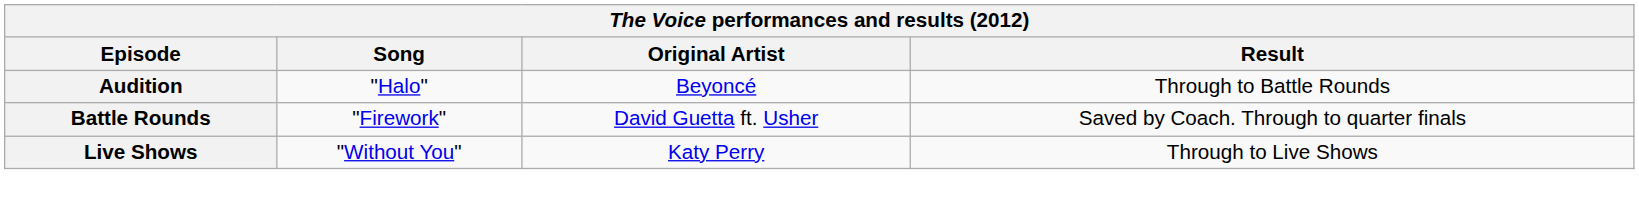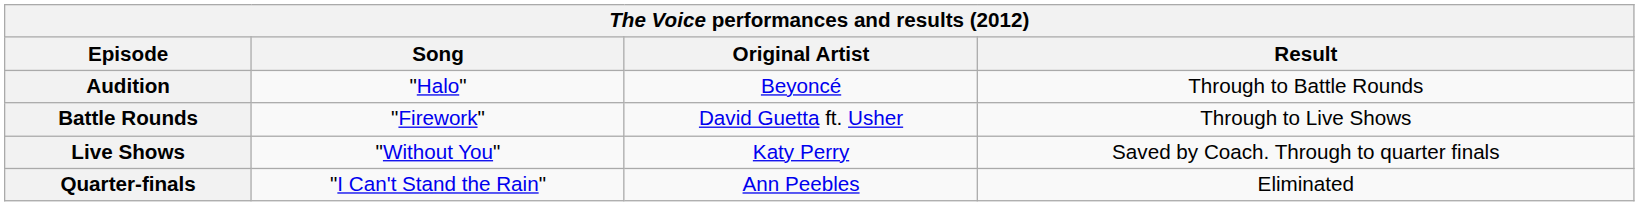(1272, 119) Saved by Coach. Through to quarter finals -> (1306, 119) Through to Live Shows
(1272, 151) Through to Live Shows -> (1306, 151) Saved by Coach. Through to quarter finals
+ row: (128, 184)
